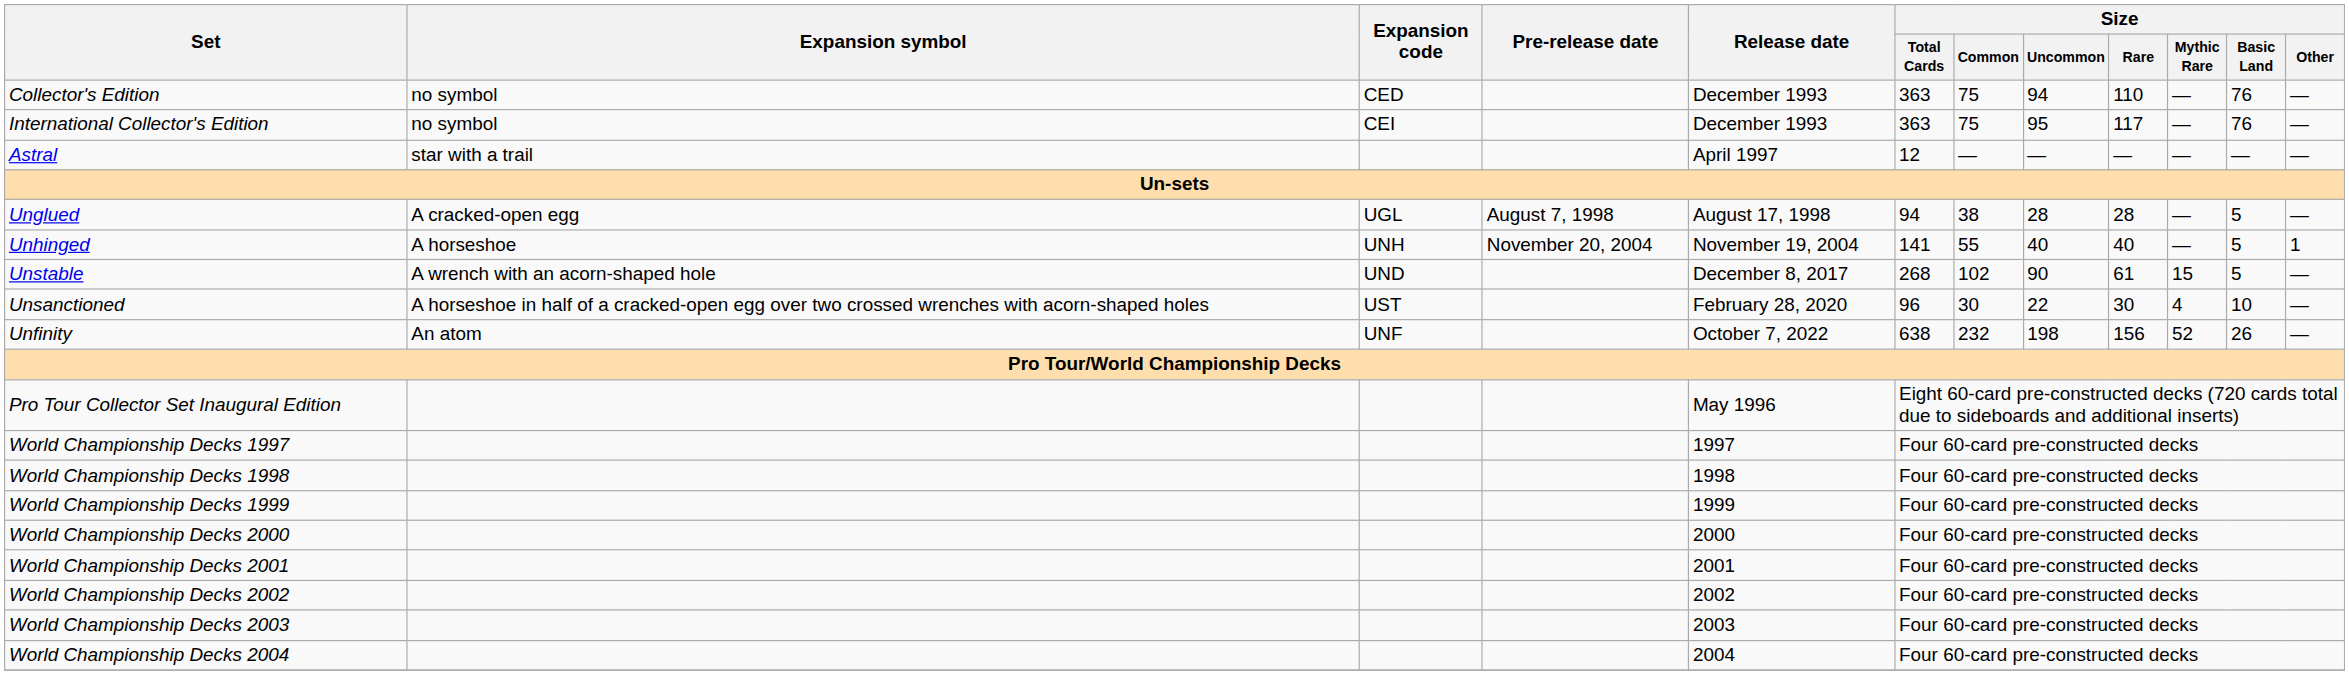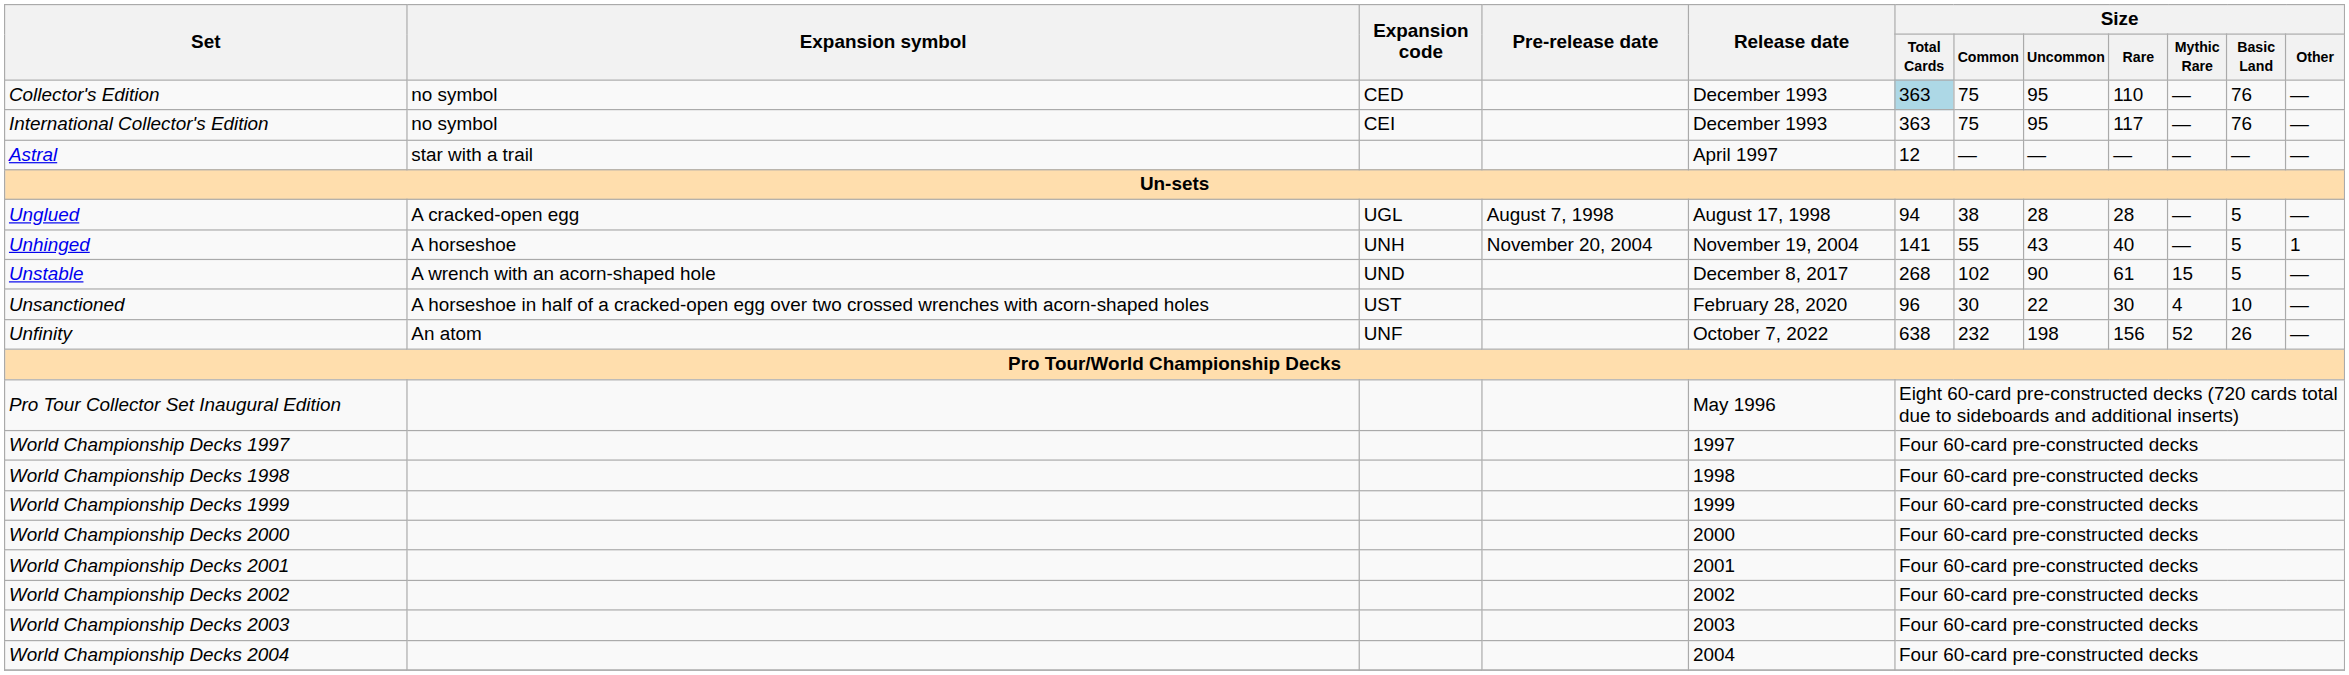(1915, 94) no background -> (1915, 94) lightblue background
(2038, 94) 94 -> (2038, 94) 95
(2038, 244) 40 -> (2038, 244) 43
